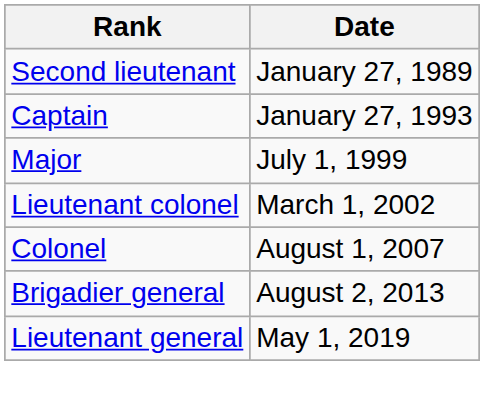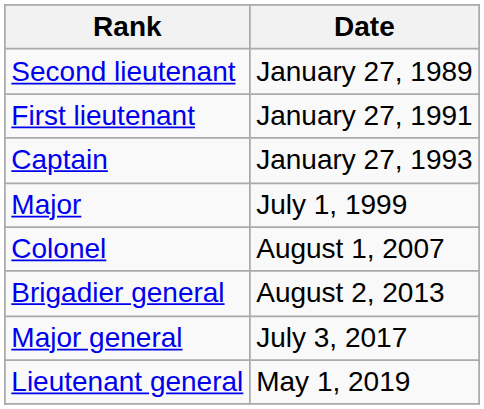+ row: (103, 115)
- row: (125, 204)
+ row: (97, 337)
